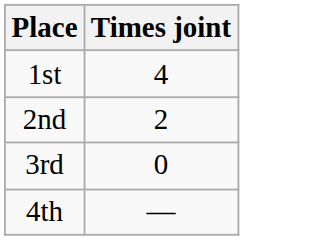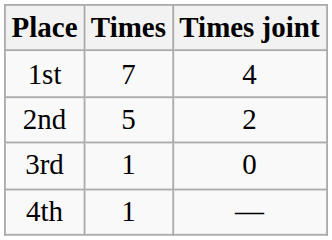+ column: (128, 27)
